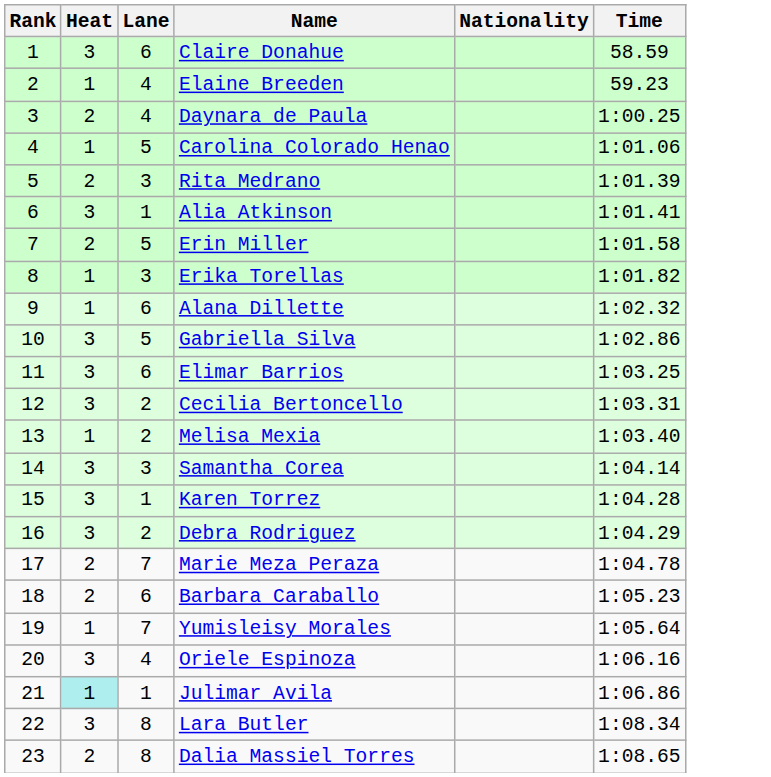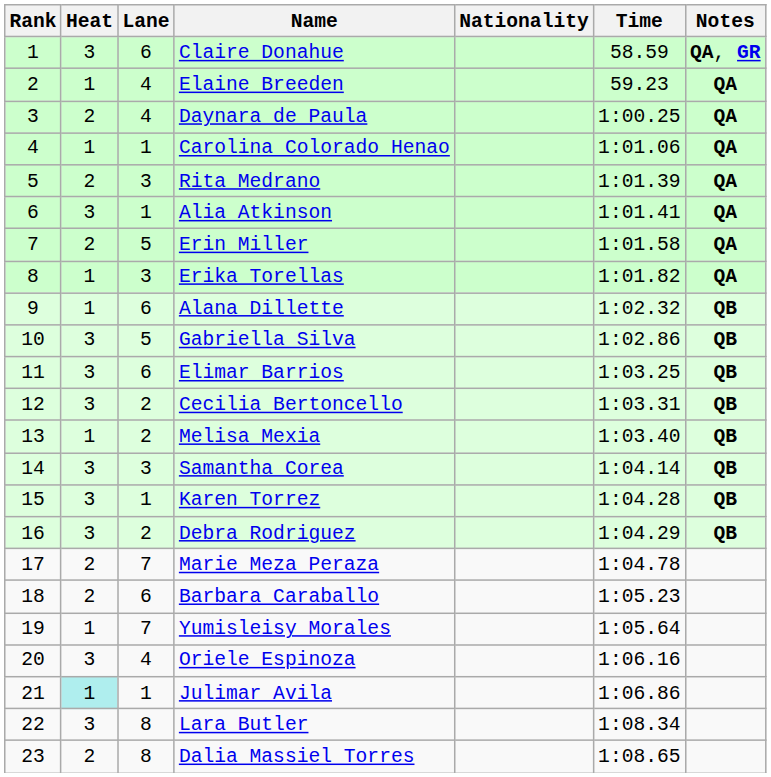+ column: (725, 21)
(146, 149) 5 -> (146, 149) 1
